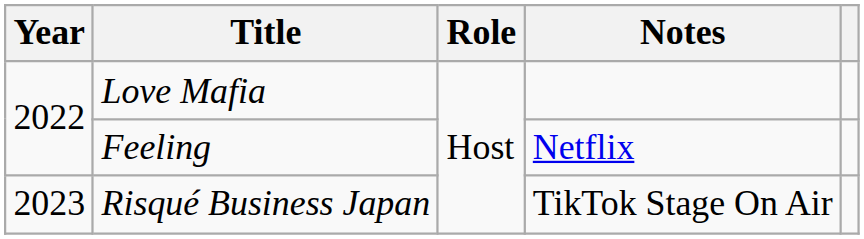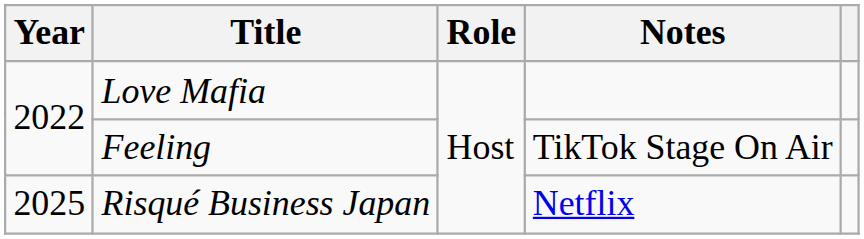(584, 146) Netflix -> (683, 146) TikTok Stage On Air
(49, 203) 2023 -> (49, 203) 2025
(683, 203) TikTok Stage On Air -> (584, 203) Netflix
